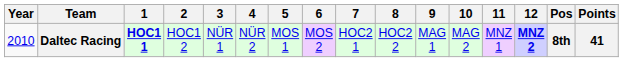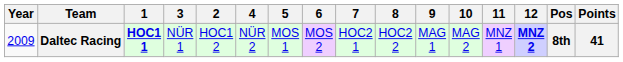columns swapped: (184, 14) <-> (220, 14)
(21, 40) 2010 -> (21, 40) 2009
